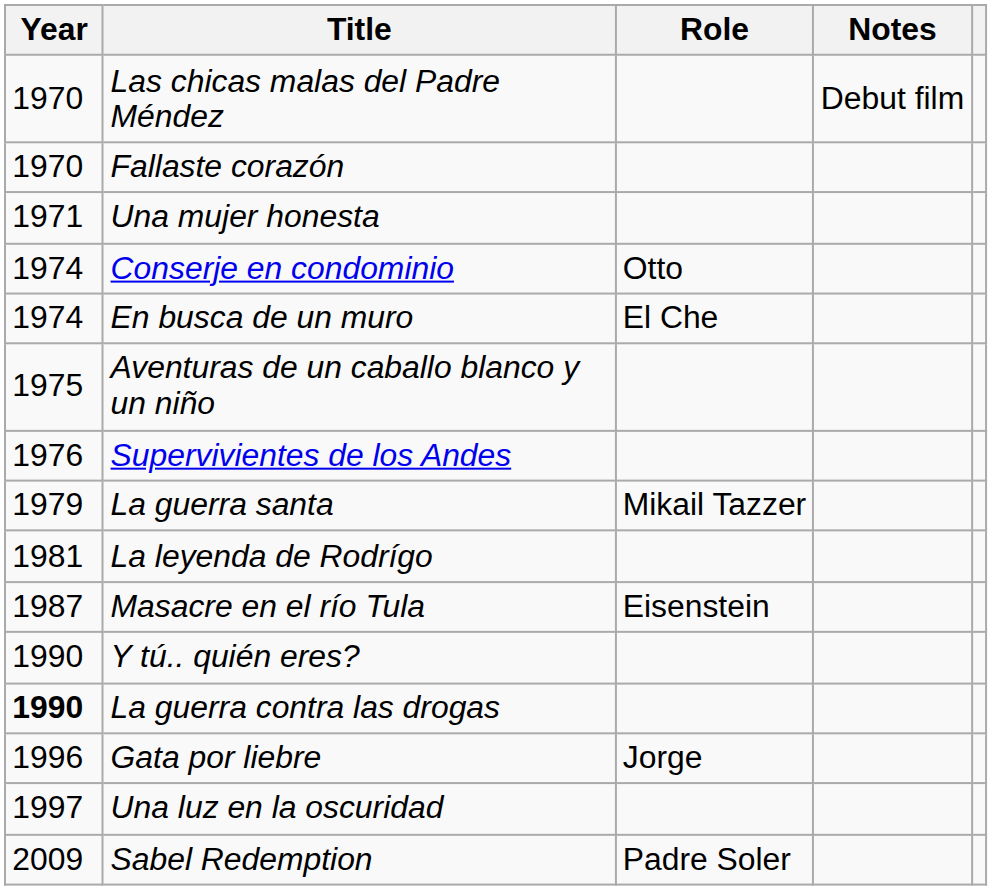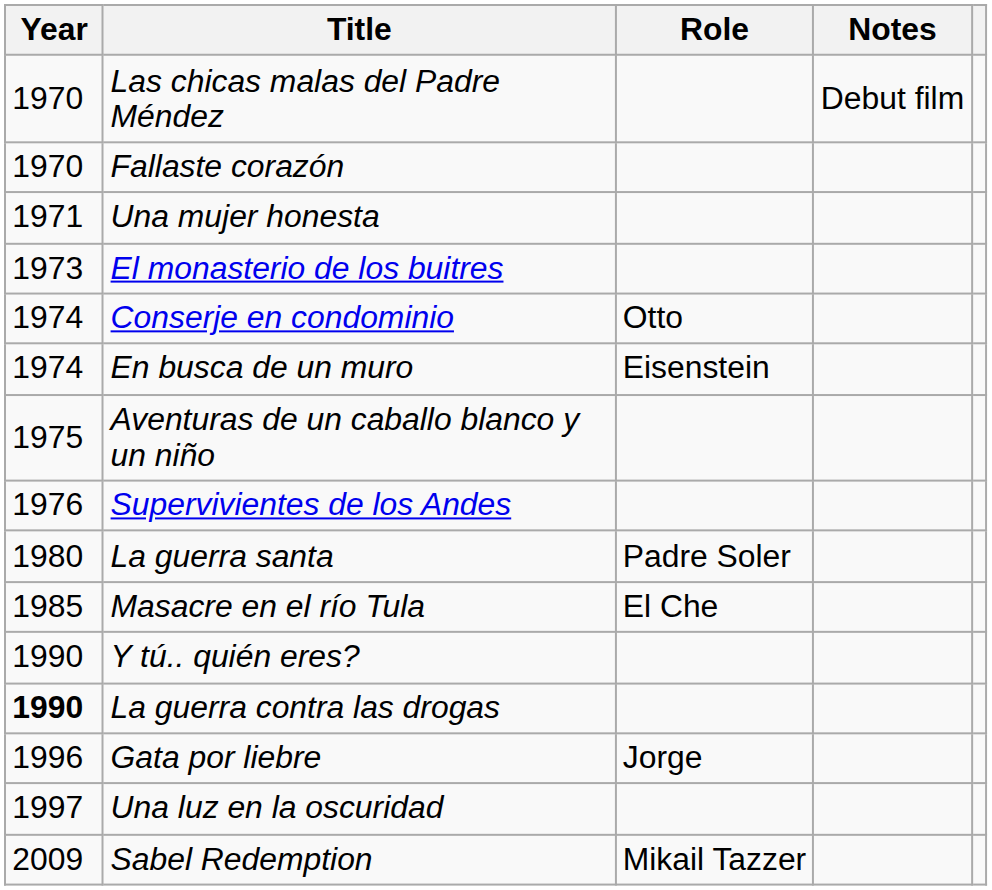+ row: (307, 267)
(671, 318) El Che -> (696, 368) Eisenstein
(48, 505) 1979 -> (48, 555) 1980
(714, 505) Mikail Tazzer -> (707, 555) Padre Soler
- row: (272, 555)
(48, 606) 1987 -> (48, 606) 1985
(696, 606) Eisenstein -> (671, 606) El Che
(707, 858) Padre Soler -> (714, 858) Mikail Tazzer
